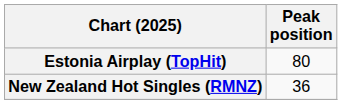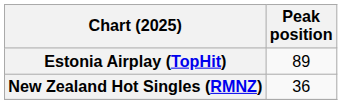(301, 61) 80 -> (301, 61) 89
